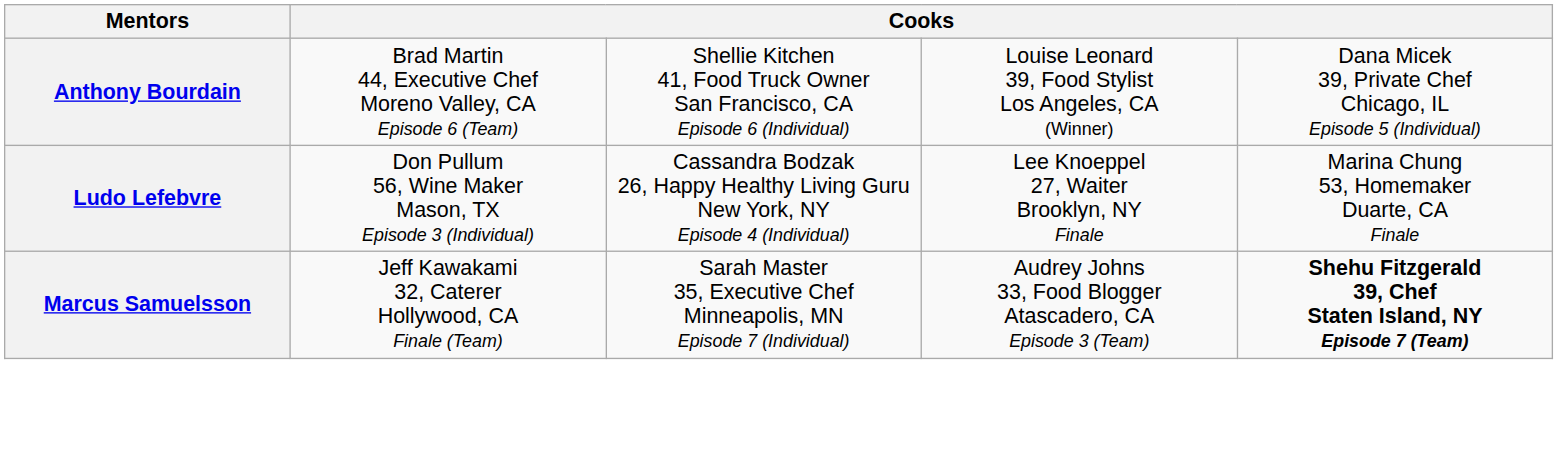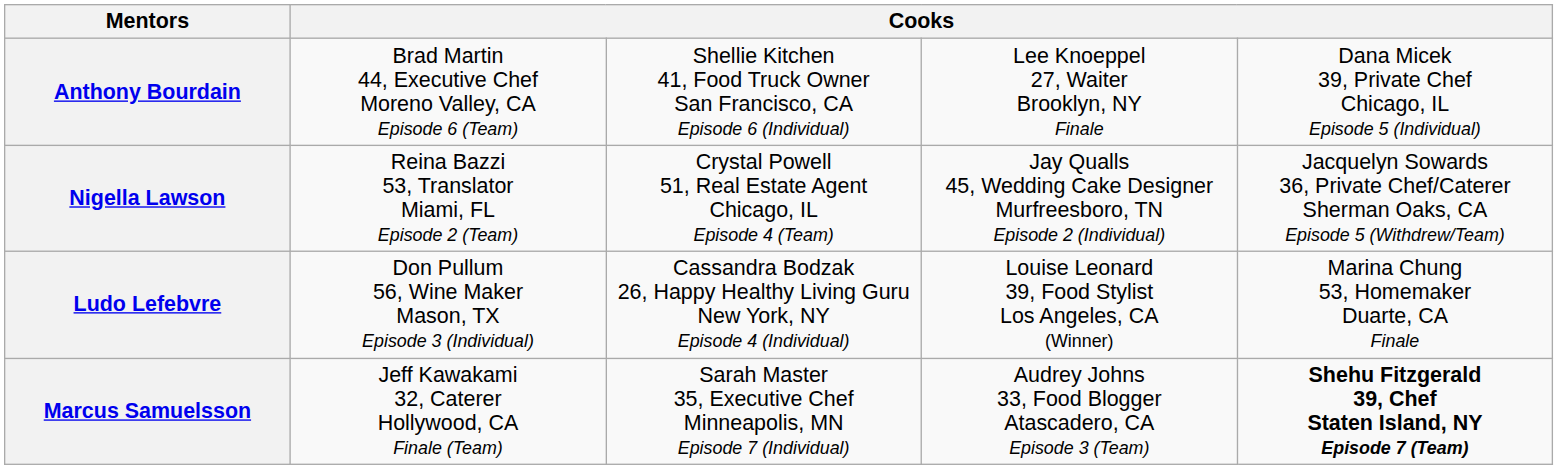(1079, 91) Louise Leonard 39, Food Stylist Los Angeles, CA (Winner) -> (1079, 91) Lee Knoeppel 27, Waiter Brooklyn, NY Finale
+ row: (147, 198)
(1079, 198) Lee Knoeppel 27, Waiter Brooklyn, NY Finale -> (1079, 304) Louise Leonard 39, Food Stylist Los Angeles, CA (Winner)
